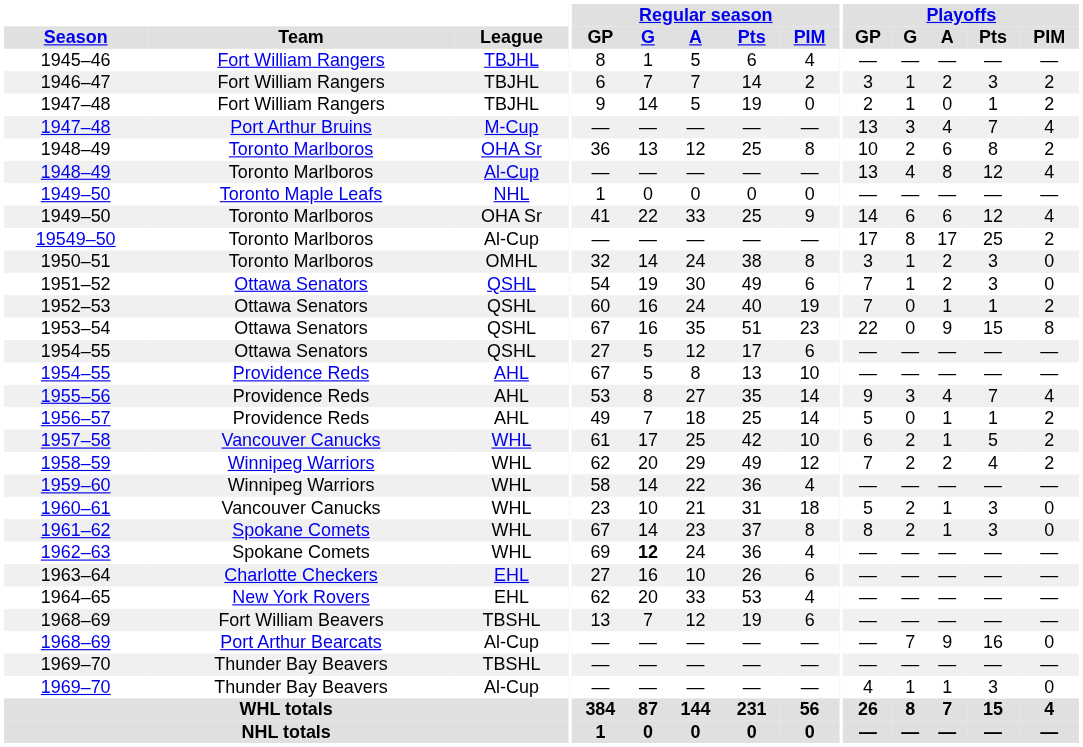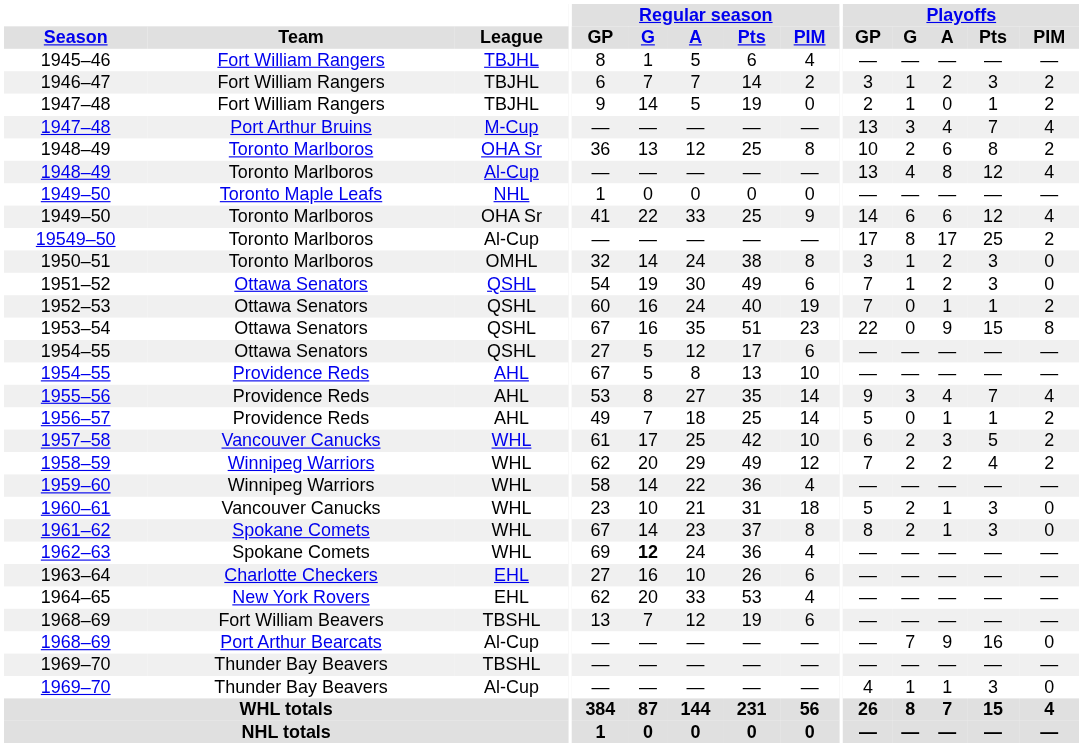(947, 440) 1 -> (947, 440) 3
